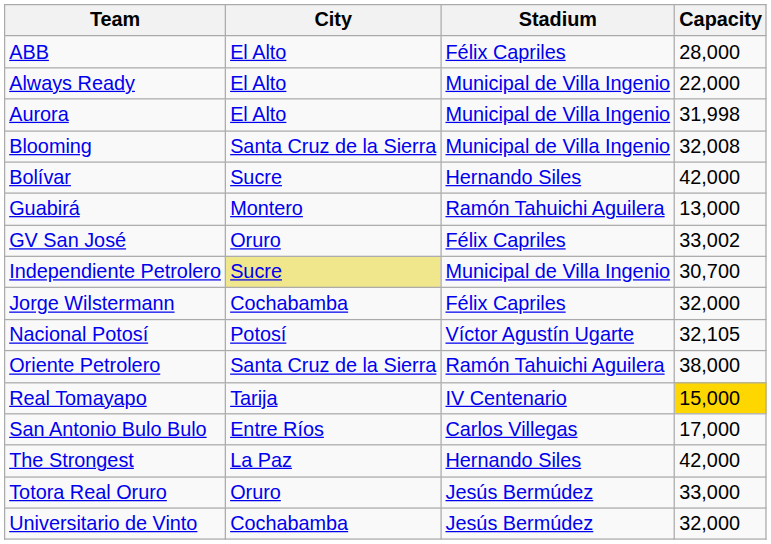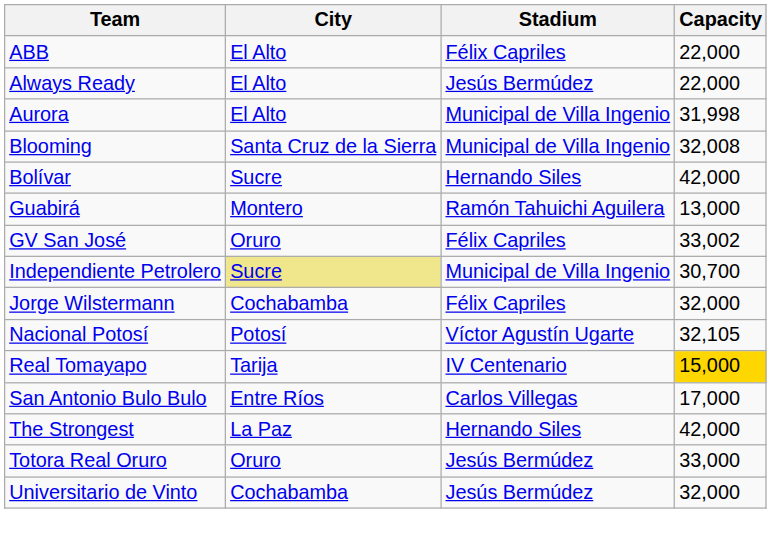(710, 51) 28,000 -> (710, 51) 22,000
(558, 83) Municipal de Villa Ingenio -> (519, 83) Jesús Bermúdez
- row: (85, 366)
